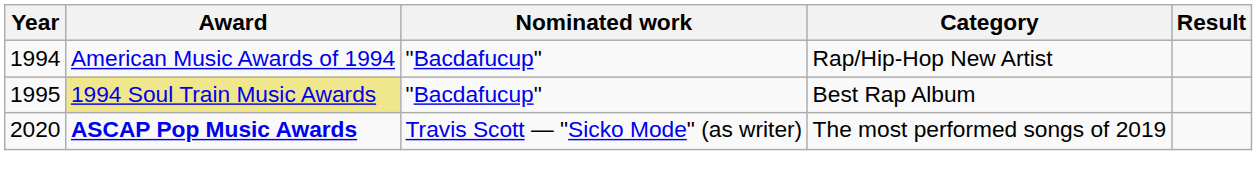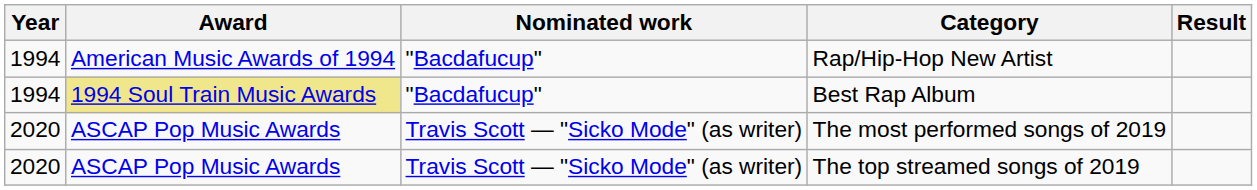(35, 94) 1995 -> (35, 94) 1994
(214, 130) bold -> (206, 130) normal
+ row: (976, 166)
